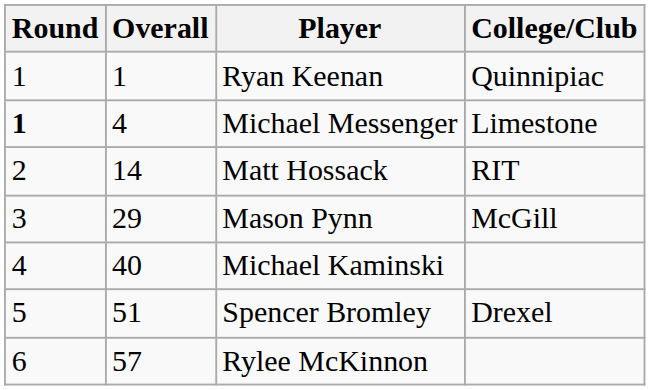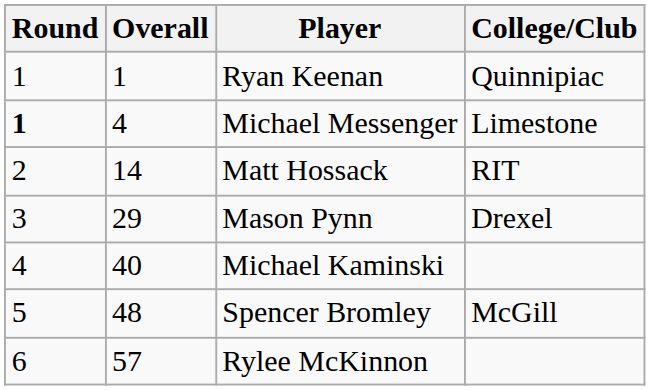(514, 218) McGill -> (512, 218) Drexel
(127, 312) 51 -> (127, 312) 48
(512, 312) Drexel -> (514, 312) McGill
